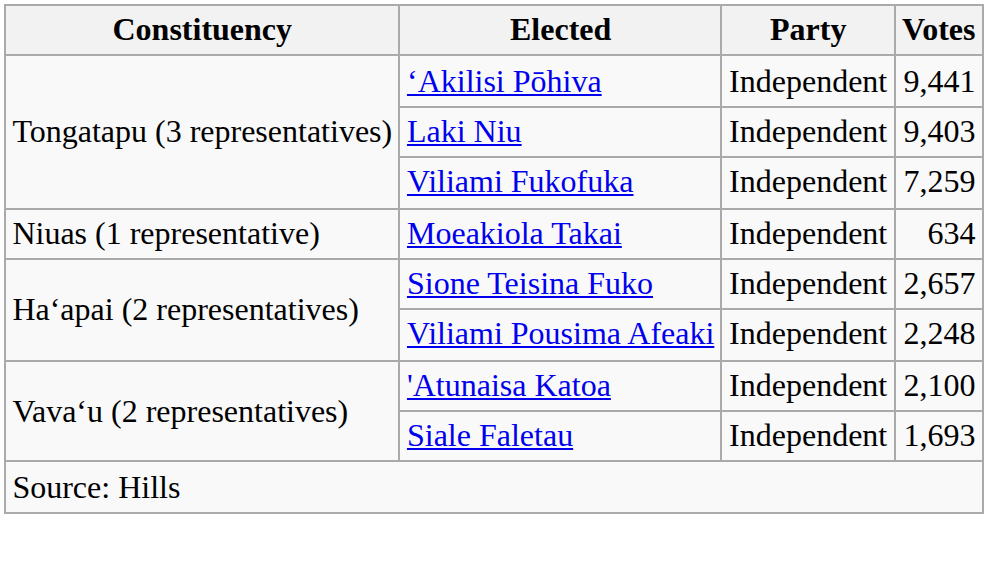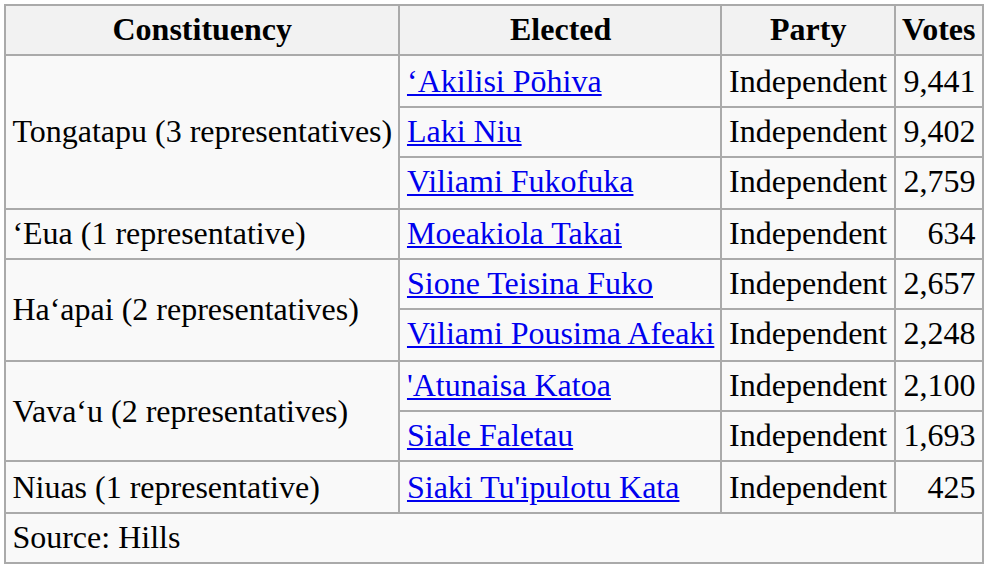(940, 131) 9,403 -> (940, 131) 9,402
(940, 182) 7,259 -> (940, 182) 2,759
(166, 232) Niuas (1 representative) -> (159, 232) ʻEua (1 representative)
+ row: (543, 486)
